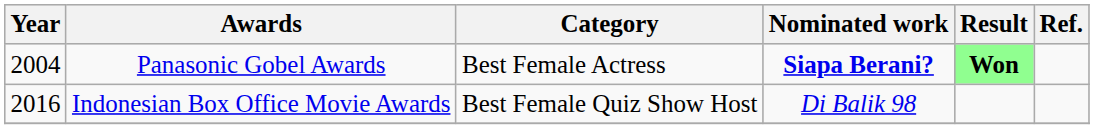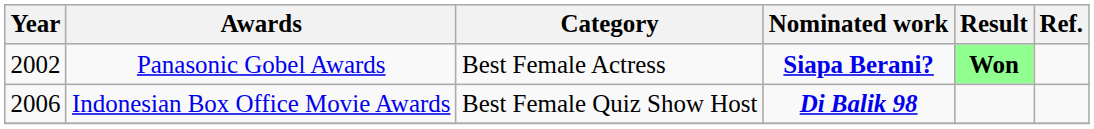(35, 63) 2004 -> (35, 63) 2002
(35, 103) 2016 -> (35, 103) 2006
(859, 103) normal -> (859, 103) bold
